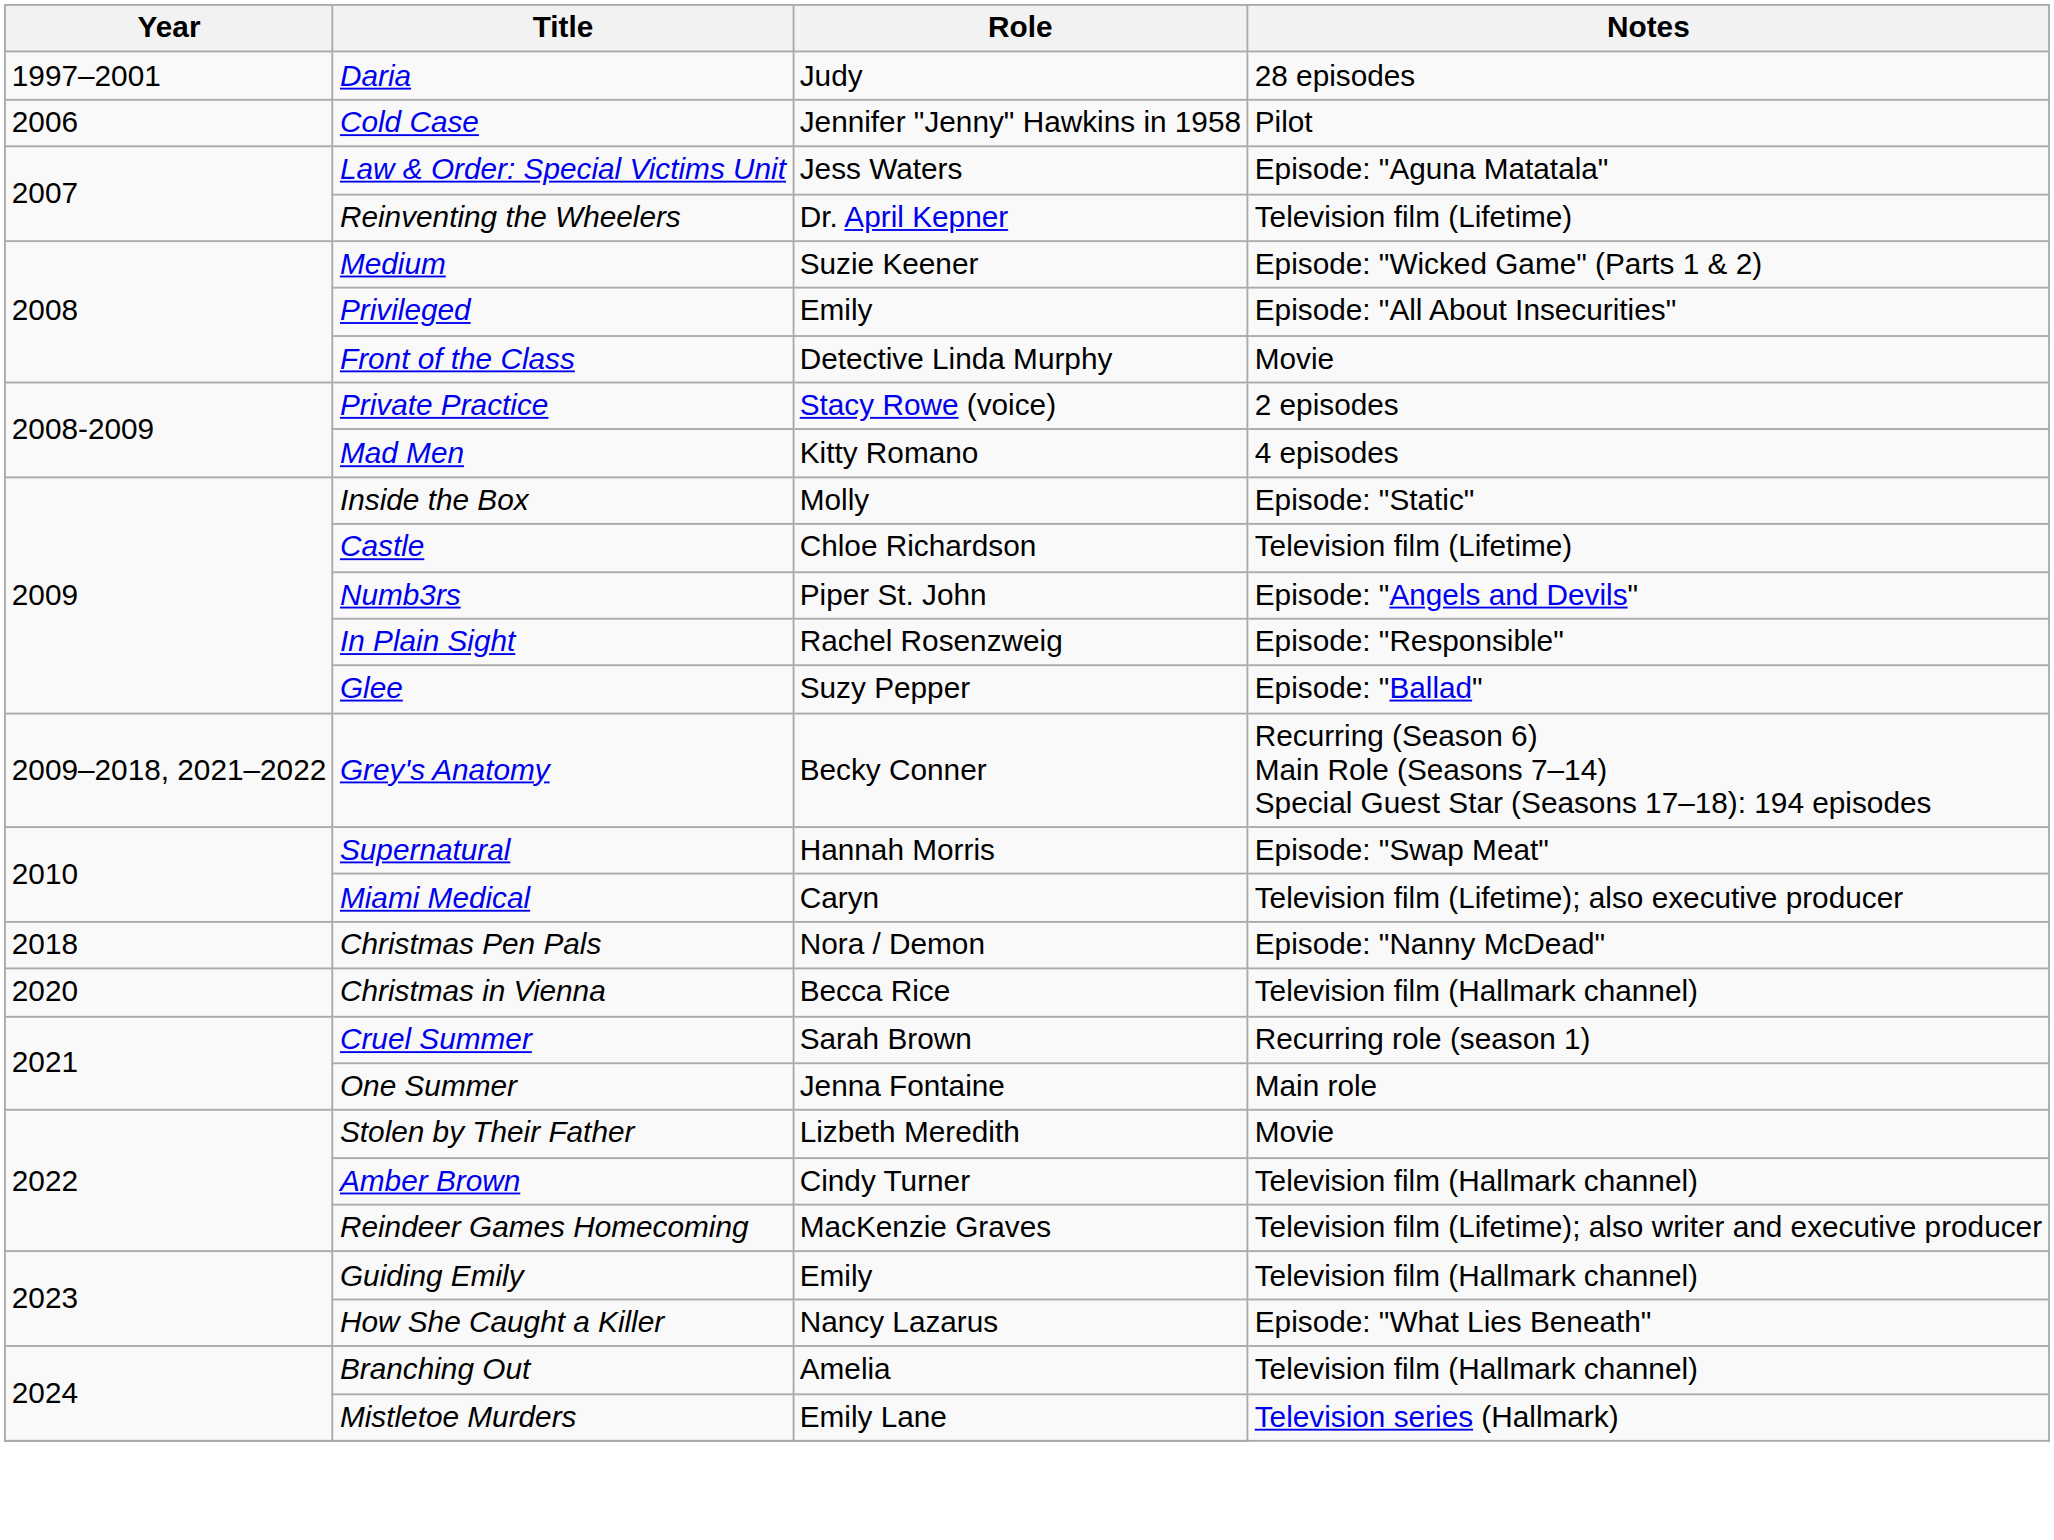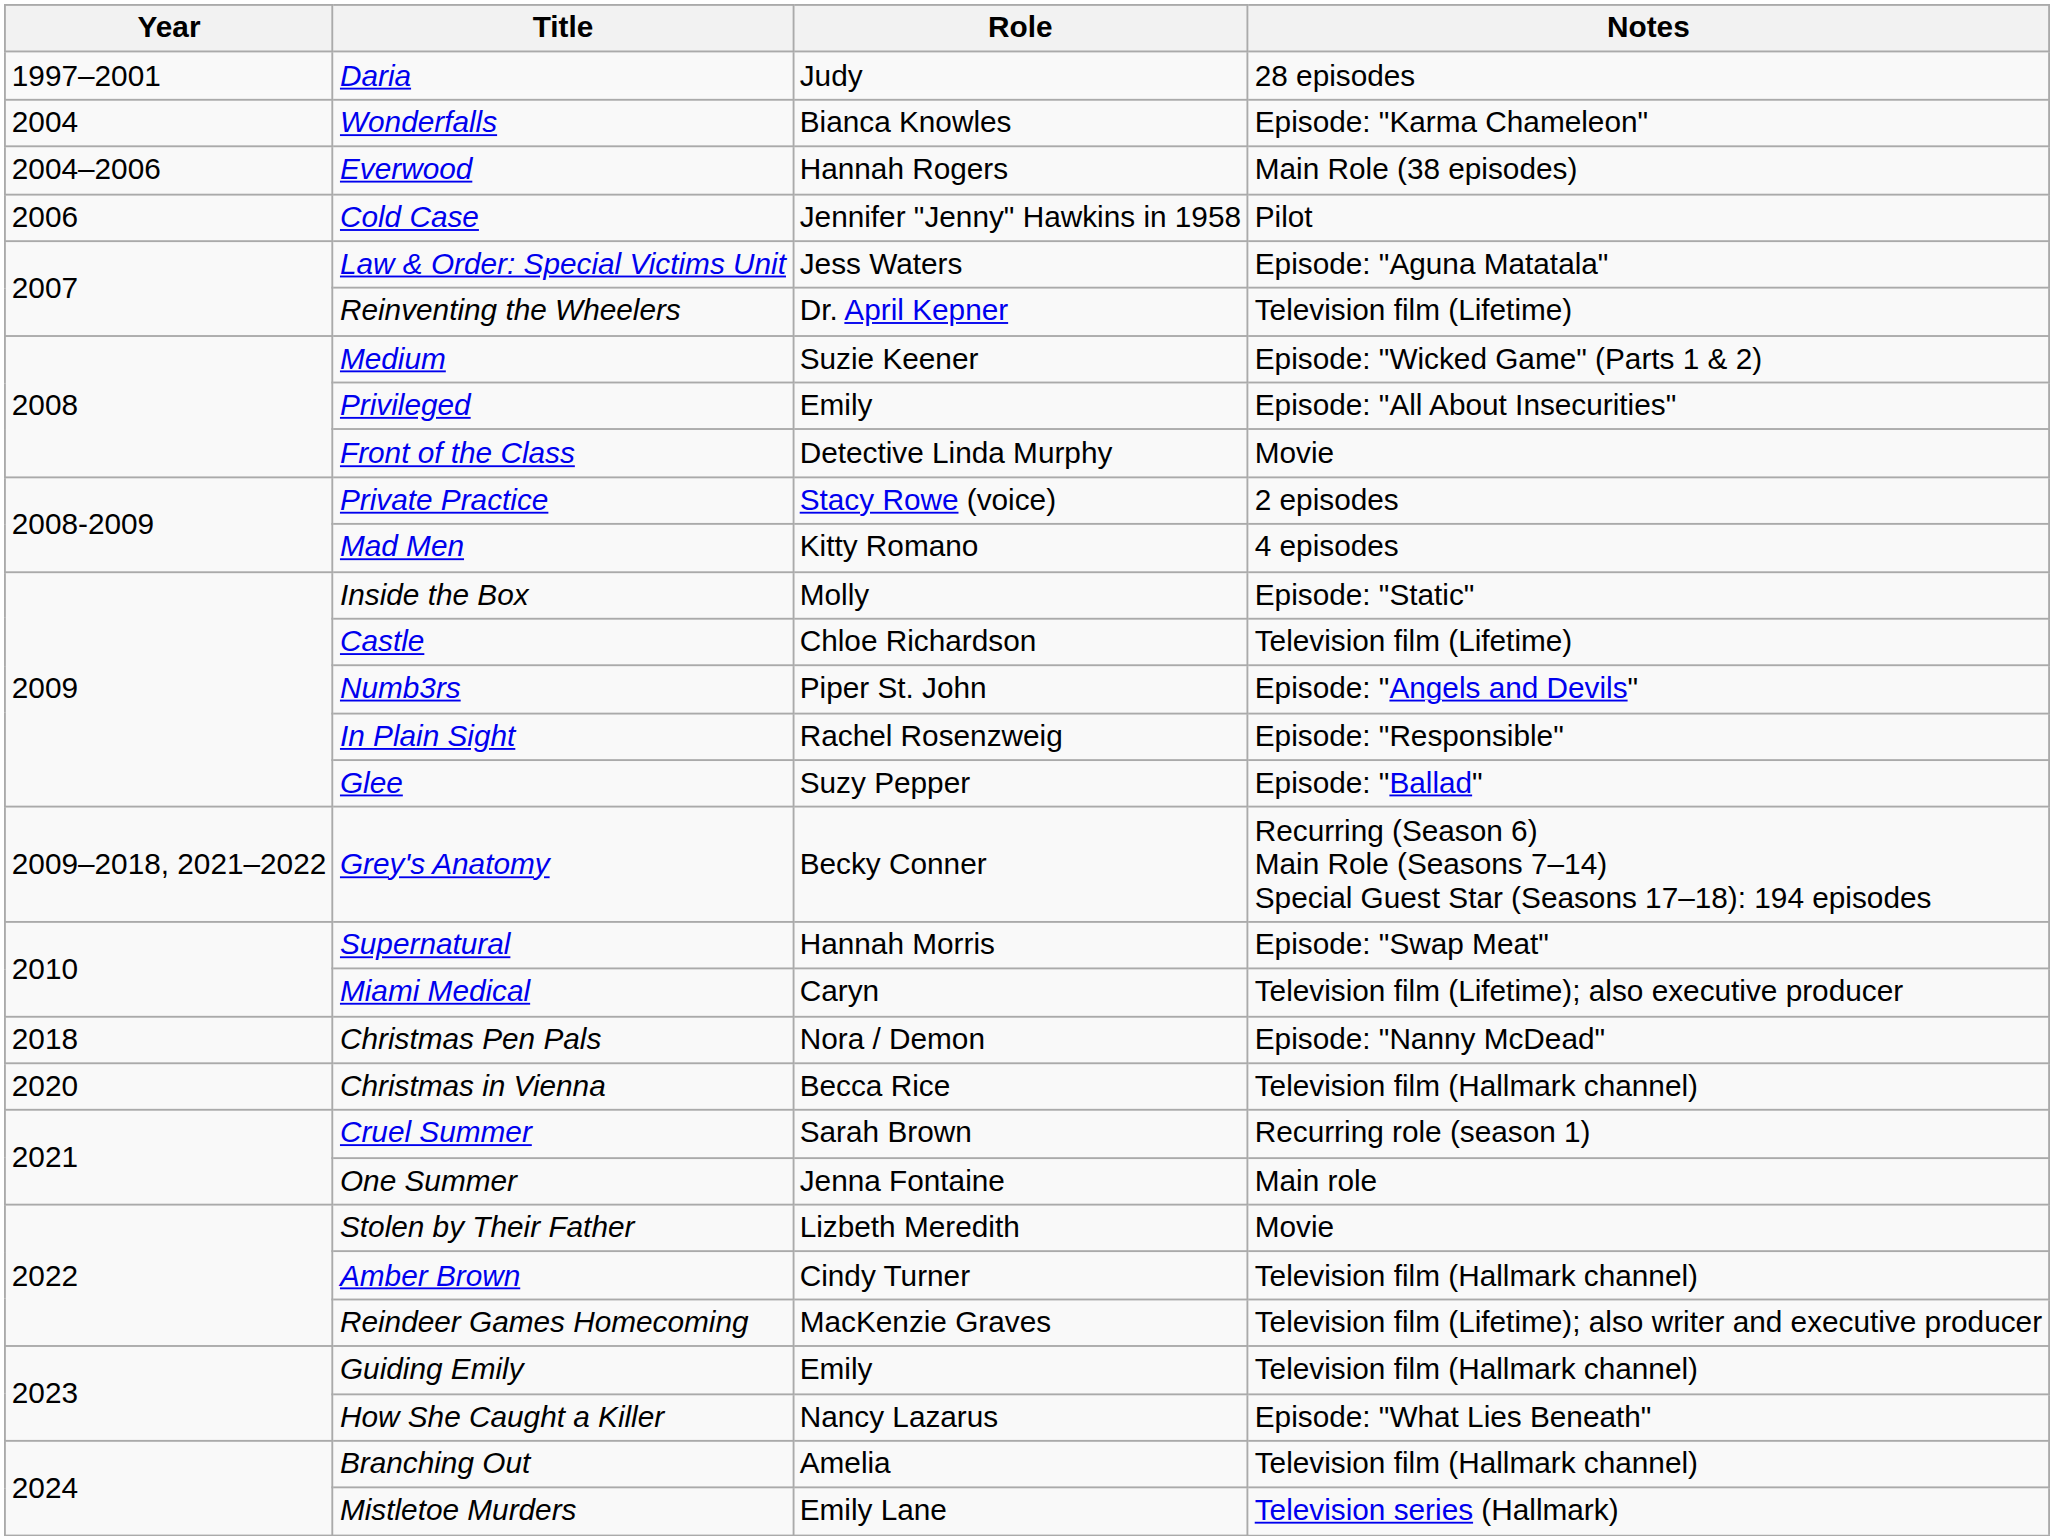+ row: (419, 122)
+ row: (406, 169)
